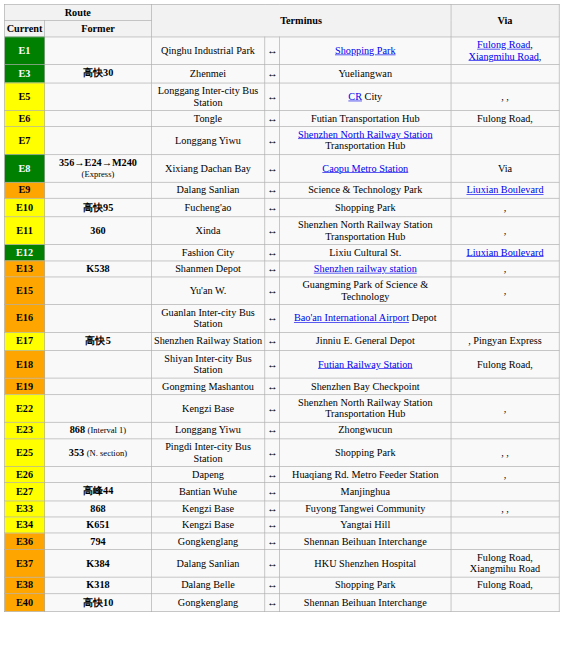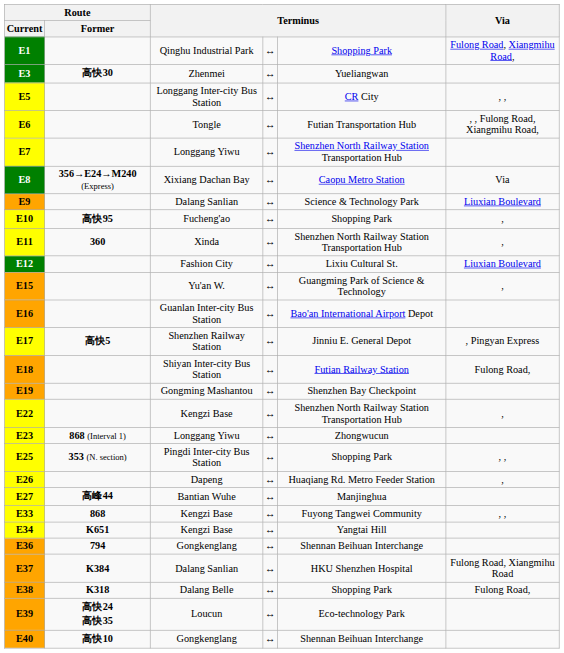(505, 118) Fulong Road, -> (502, 124) , , Fulong Road, Xiangmihu Road,
- row: (25, 268)
+ row: (25, 614)
